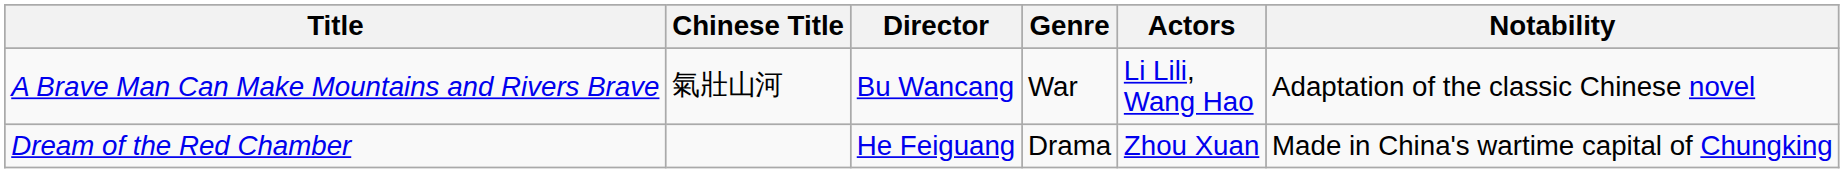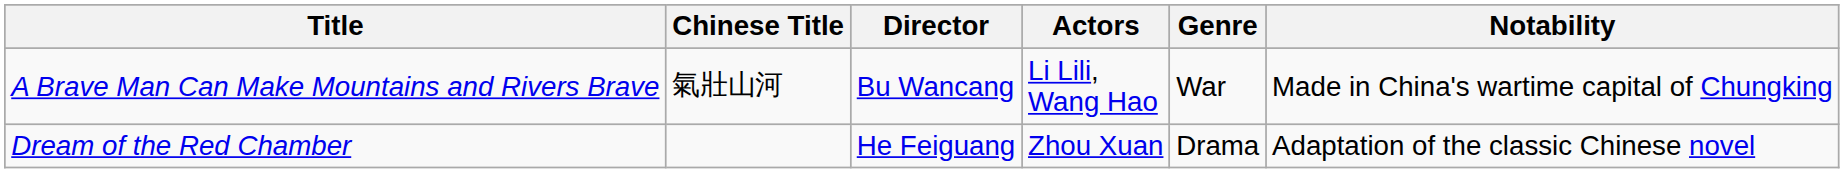columns swapped: (1192, 26) <-> (1070, 26)
(1514, 85) Adaptation of the classic Chinese novel -> (1552, 85) Made in China's wartime capital of Chungking
(1552, 145) Made in China's wartime capital of Chungking -> (1514, 145) Adaptation of the classic Chinese novel
